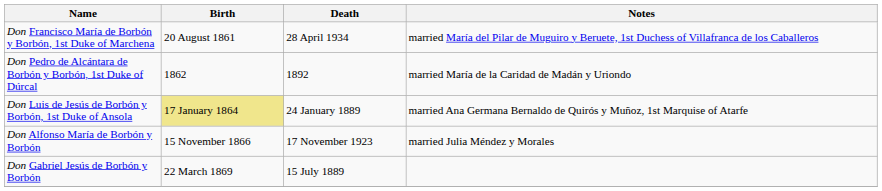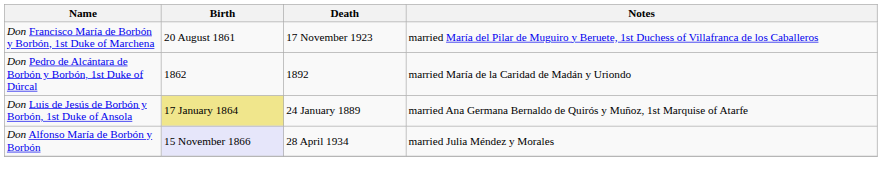(317, 37) 28 April 1934 -> (329, 37) 17 November 1923
(207, 141) no background -> (207, 141) lavender background
(329, 141) 17 November 1923 -> (317, 141) 28 April 1934
- row: (77, 171)
